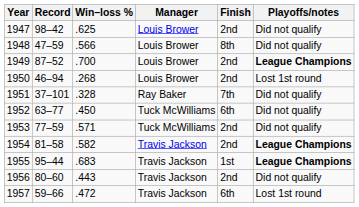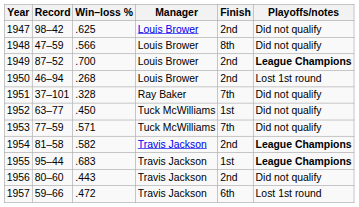(227, 111) 6th -> (227, 111) 1st
(229, 128) 2nd -> (227, 128) 7th
